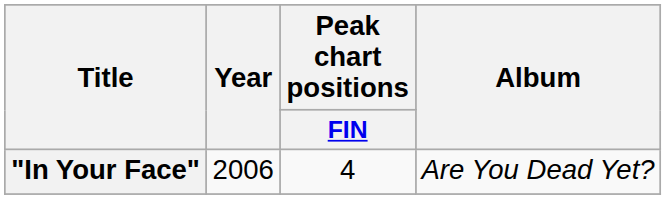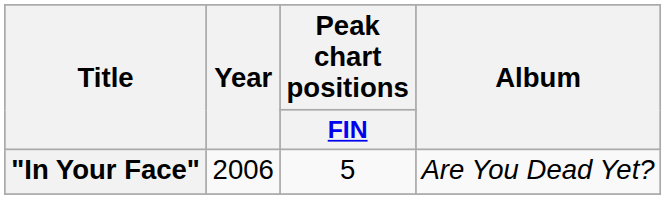(348, 171) 4 -> (348, 171) 5
